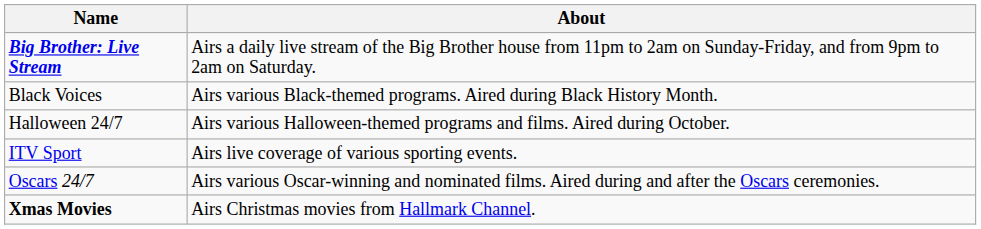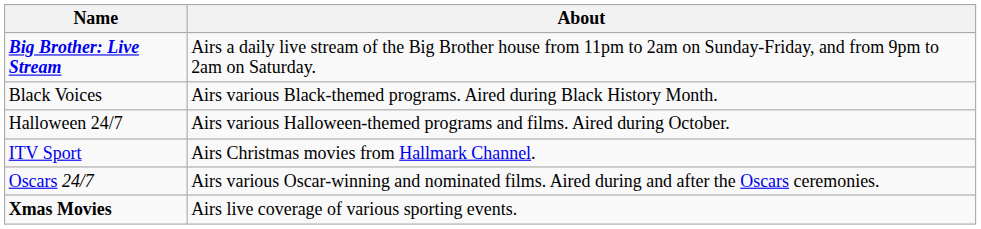(354, 152) Airs live coverage of various sporting events. -> (363, 152) Airs Christmas movies from Hallmark Channel.
(363, 209) Airs Christmas movies from Hallmark Channel. -> (354, 209) Airs live coverage of various sporting events.
